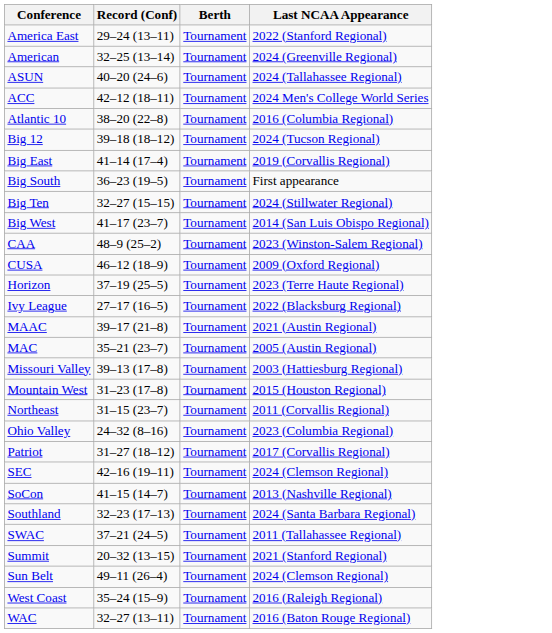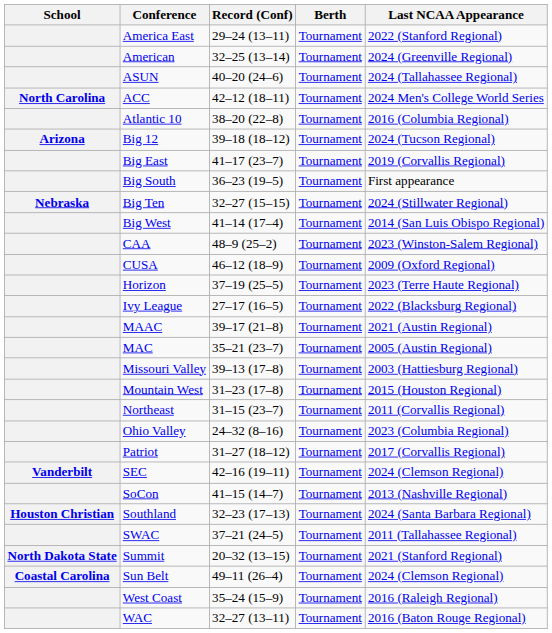+ column: (62, 14)
(132, 160) 41–14 (17–4) -> (248, 160) 41–17 (23–7)
(132, 222) 41–17 (23–7) -> (248, 222) 41–14 (17–4)
